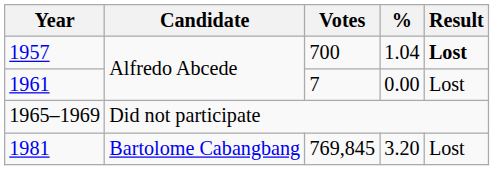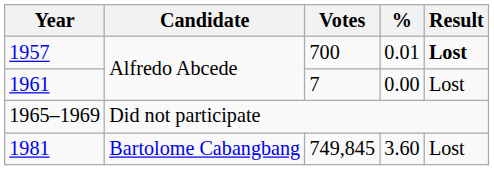(402, 52) 1.04 -> (402, 52) 0.01
(342, 148) 769,845 -> (342, 148) 749,845
(402, 148) 3.20 -> (402, 148) 3.60
